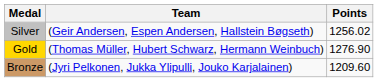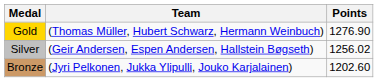rows swapped: (25, 49) <-> (25, 31)
(350, 67) 1209.60 -> (350, 67) 1202.60
